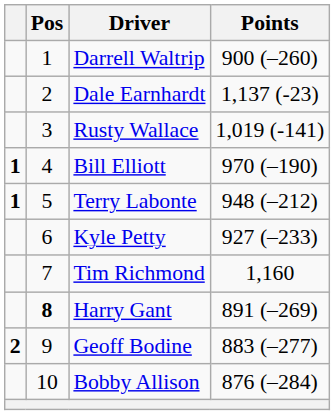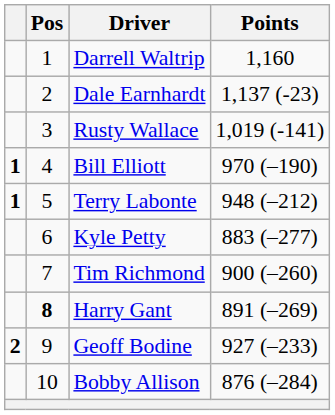(270, 58) 900 (–260) -> (270, 58) 1,160
(270, 237) 927 (–233) -> (270, 237) 883 (–277)
(270, 273) 1,160 -> (270, 273) 900 (–260)
(270, 345) 883 (–277) -> (270, 345) 927 (–233)
